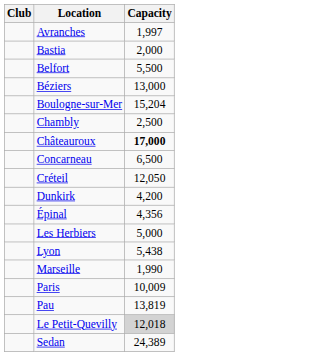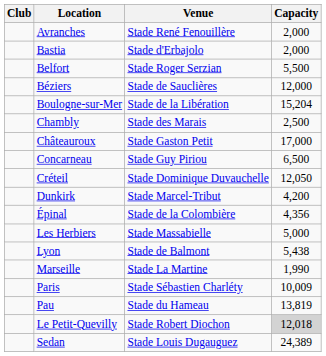+ column: (198, 13)
(150, 31) 1,997 -> (296, 31) 2,000
(150, 86) 13,000 -> (296, 86) 12,000
(150, 141) bold -> (296, 141) normal
